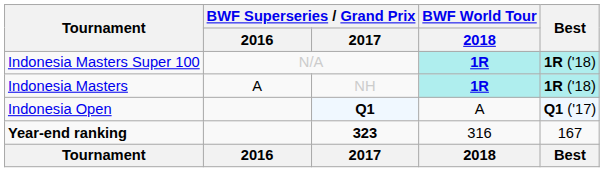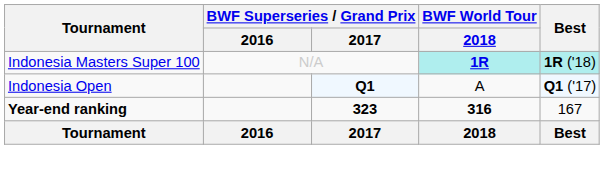- row: (68, 86)
(480, 133) normal -> (480, 109) bold
